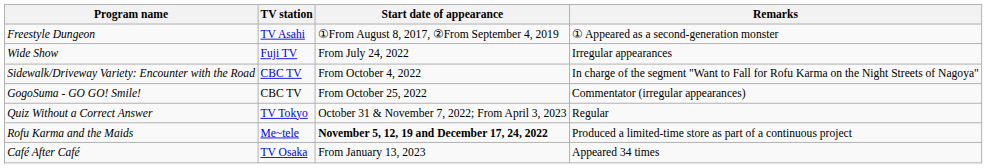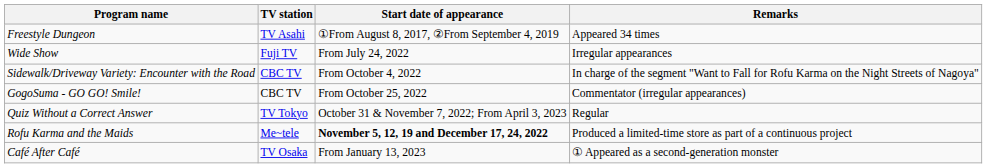(675, 34) ① Appeared as a second-generation monster -> (616, 34) Appeared 34 times
(616, 152) Appeared 34 times -> (675, 152) ① Appeared as a second-generation monster
